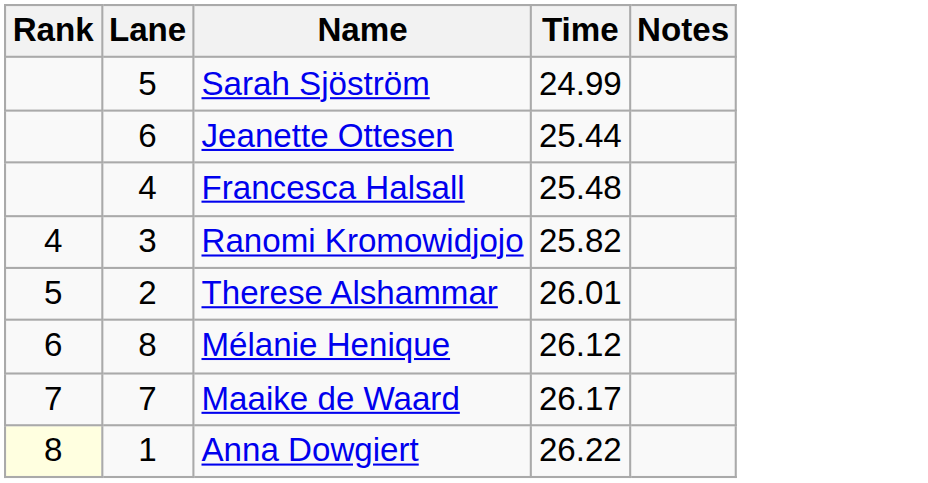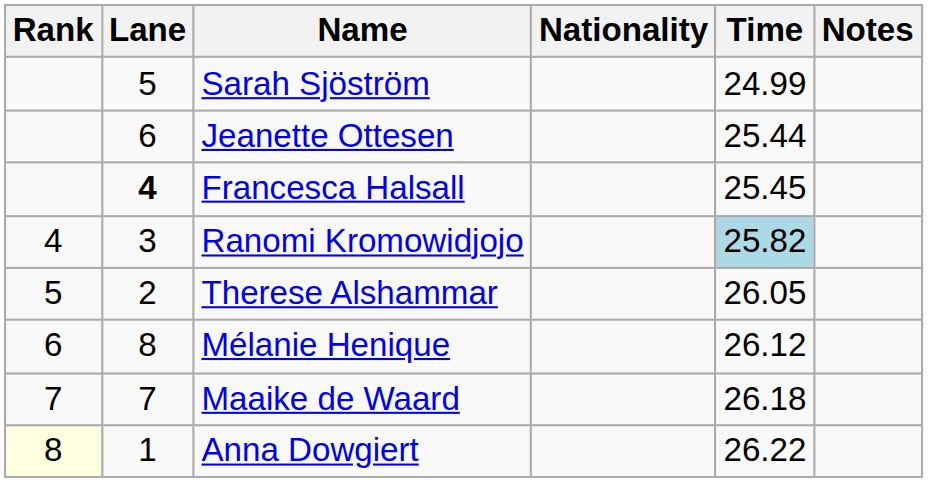+ column: (624, 30)
(148, 188) normal -> (148, 188) bold
(580, 188) 25.48 -> (765, 188) 25.45
(580, 240) no background -> (765, 240) lightblue background
(580, 293) 26.01 -> (765, 293) 26.05
(580, 398) 26.17 -> (765, 398) 26.18
